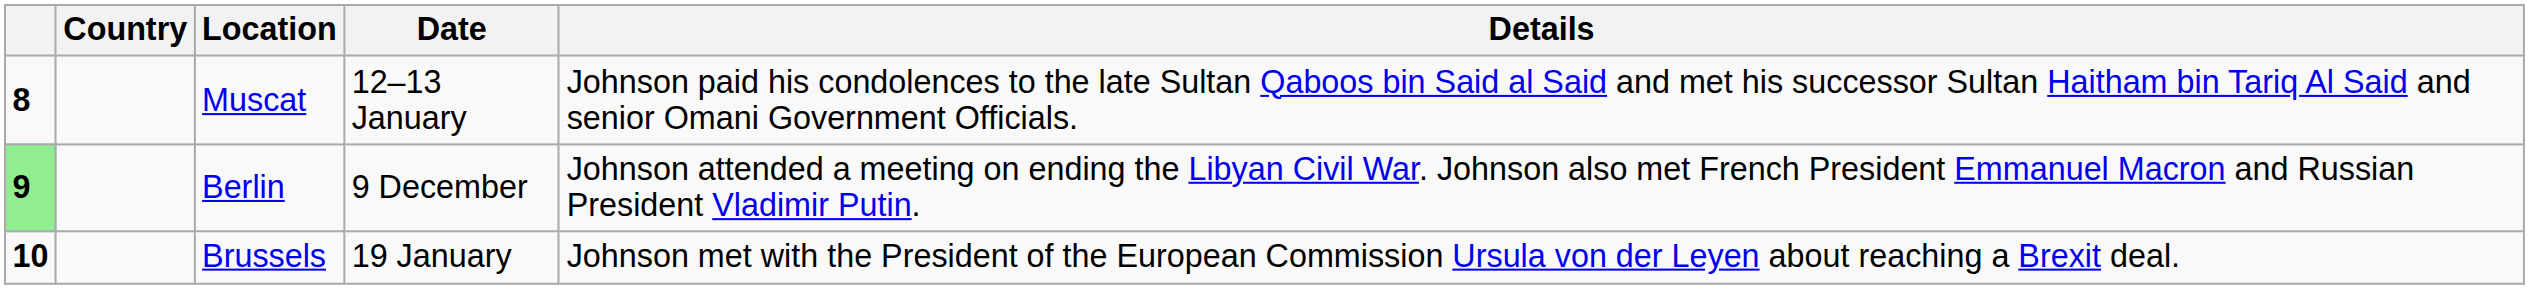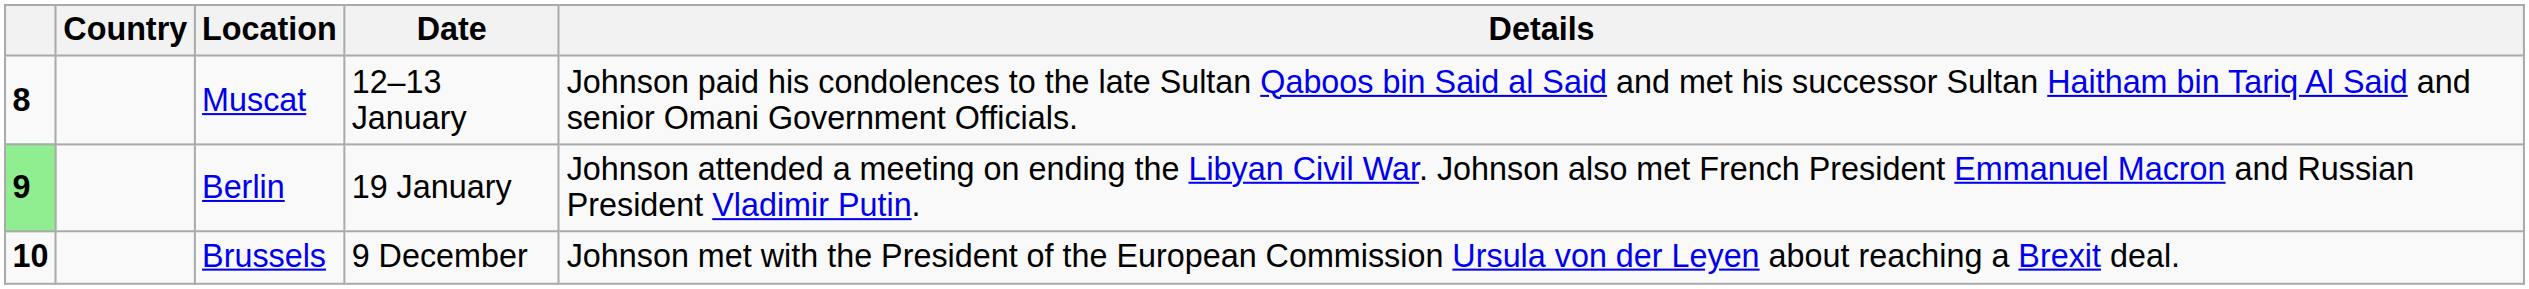(440, 187) 9 December -> (432, 187) 19 January
(432, 256) 19 January -> (440, 256) 9 December
